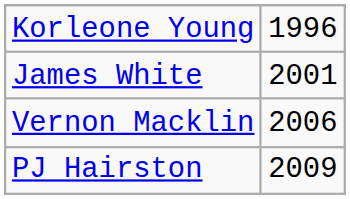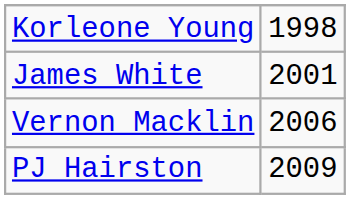(303, 29) 1996 -> (303, 29) 1998
